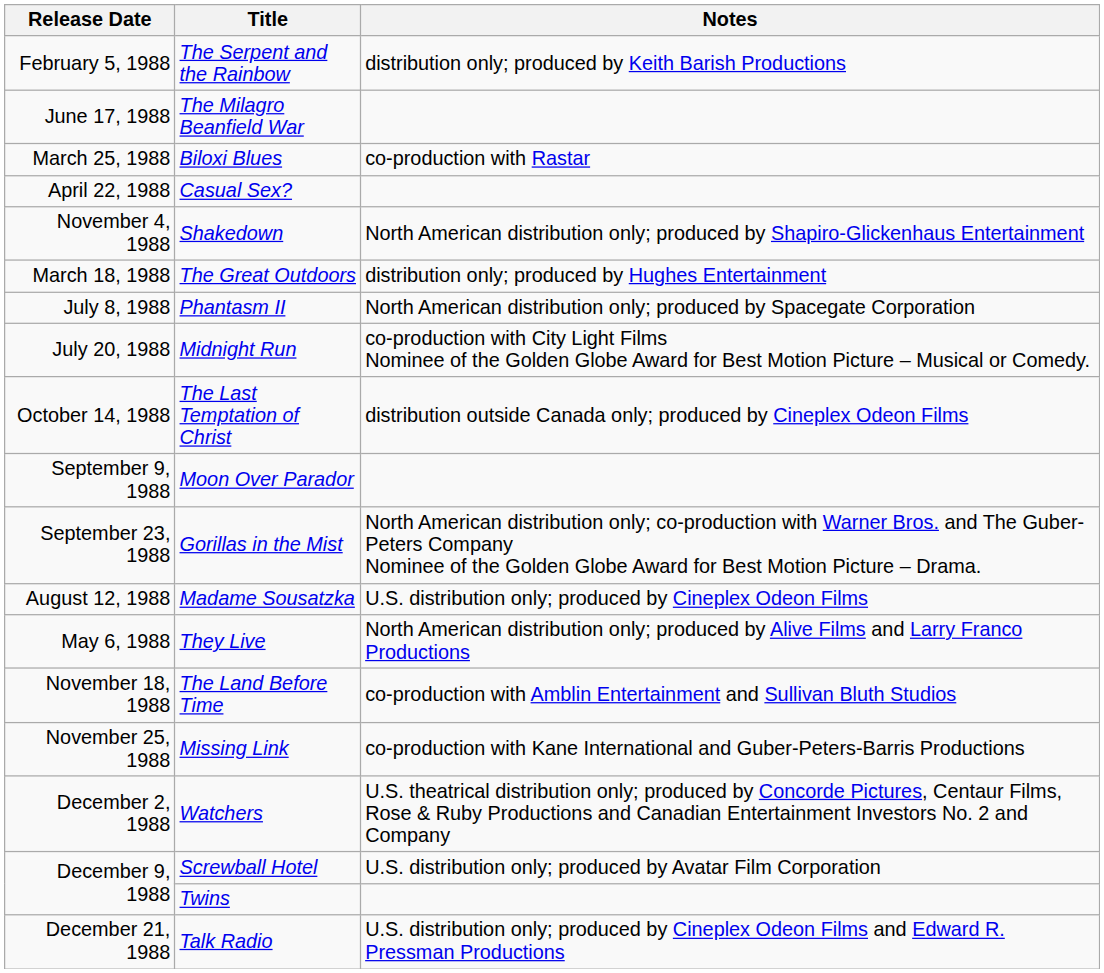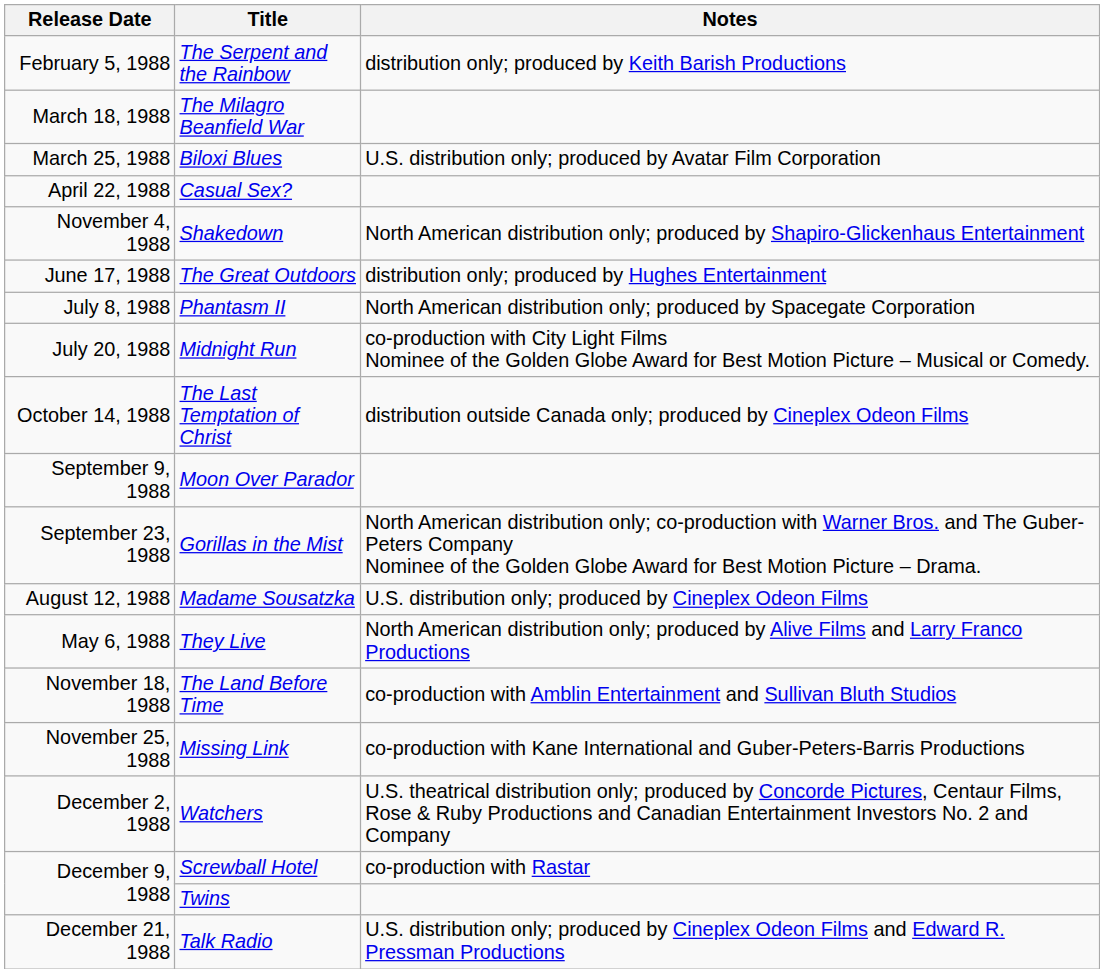(108, 116) June 17, 1988 -> (101, 116) March 18, 1988
(478, 159) co-production with Rastar -> (623, 159) U.S. distribution only; produced by Avatar Film Corporation
(101, 275) March 18, 1988 -> (108, 275) June 17, 1988
(623, 867) U.S. distribution only; produced by Avatar Film Corporation -> (478, 867) co-production with Rastar
